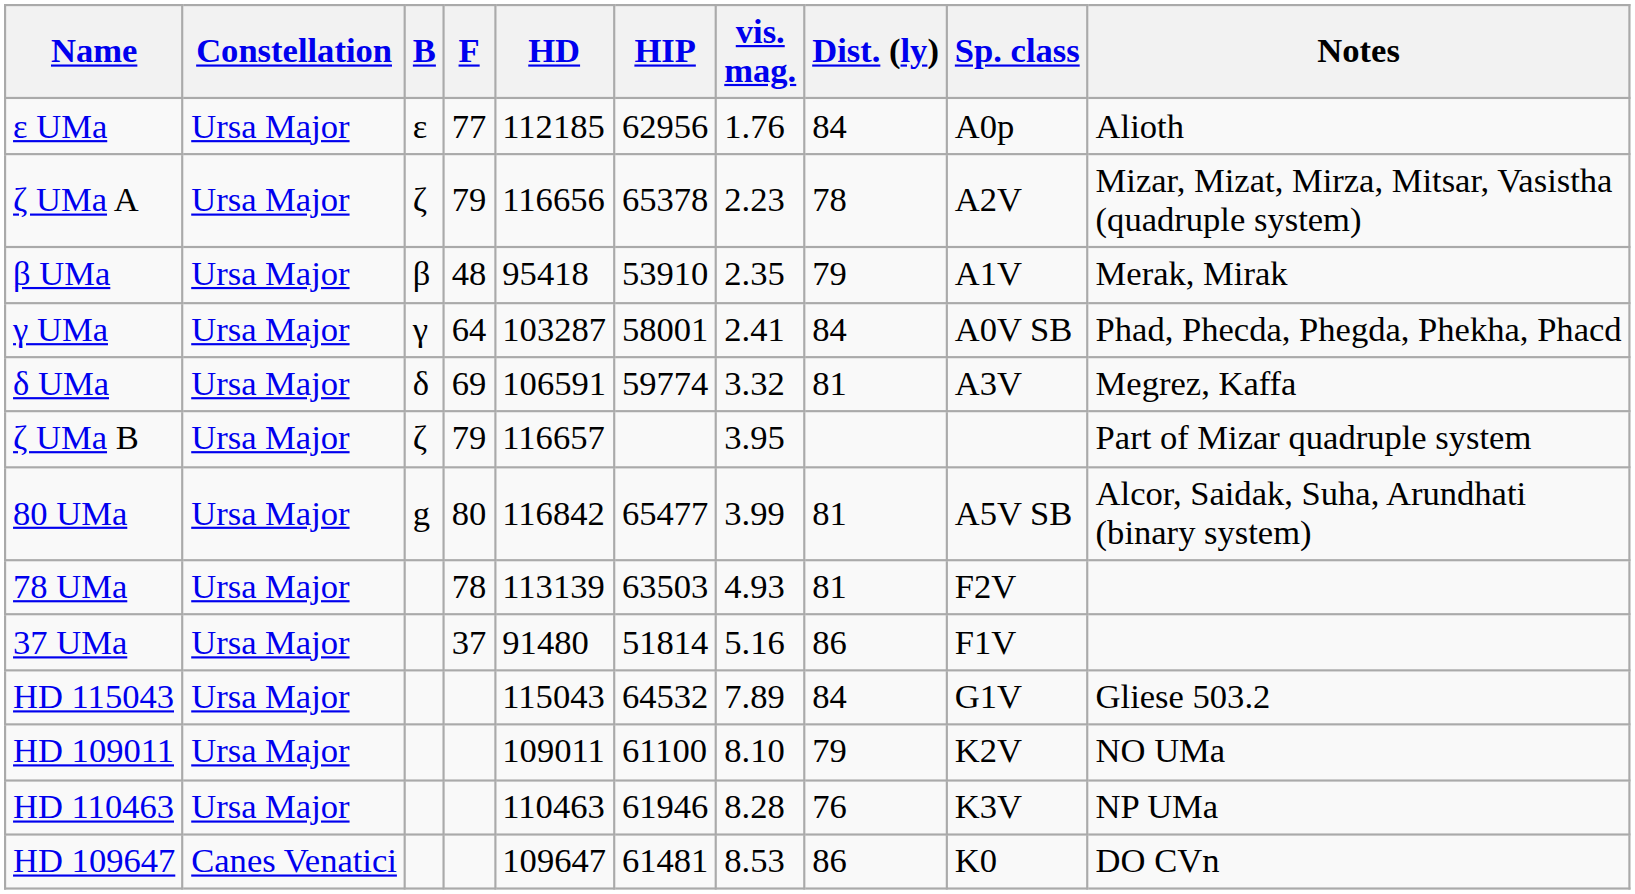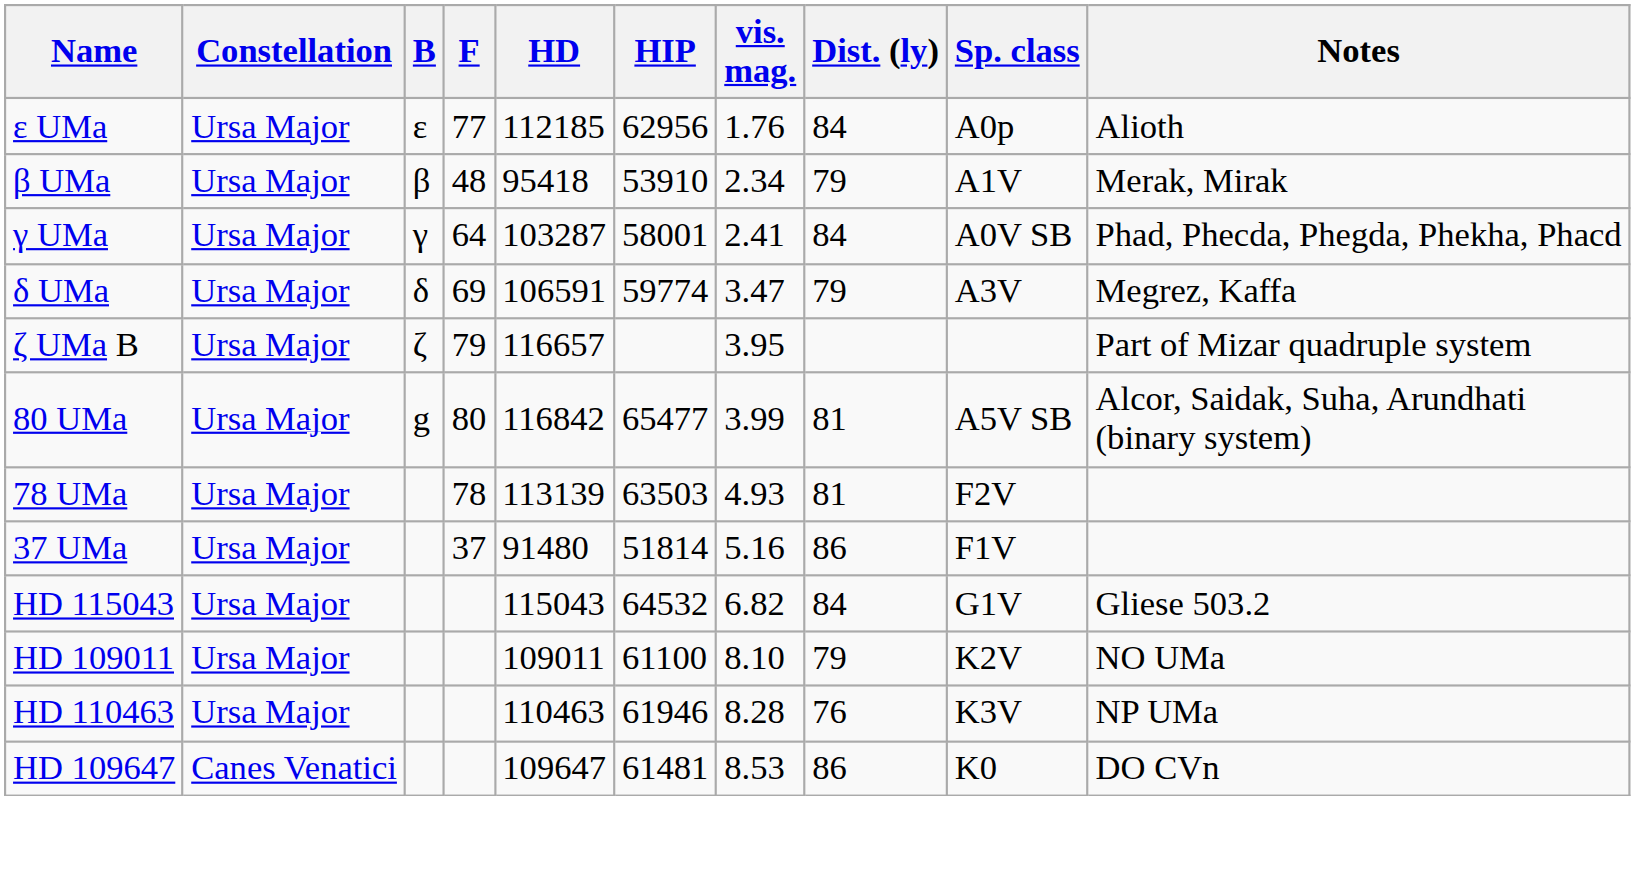- row: (76, 199)
(754, 274) 2.35 -> (754, 180) 2.34
(754, 383) 3.32 -> (754, 290) 3.47
(829, 383) 81 -> (829, 290) 79
(754, 696) 7.89 -> (754, 602) 6.82
